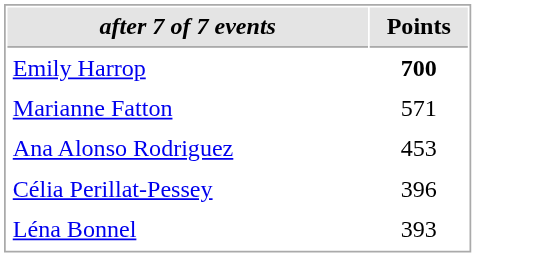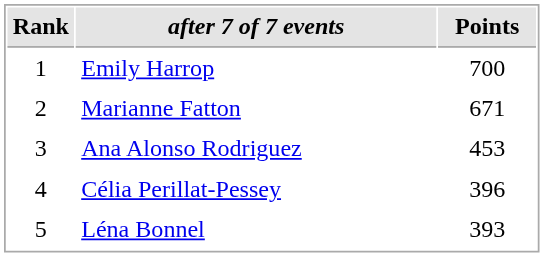+ column: (41, 26)
(419, 68) bold -> (487, 68) normal
(419, 108) 571 -> (487, 108) 671
